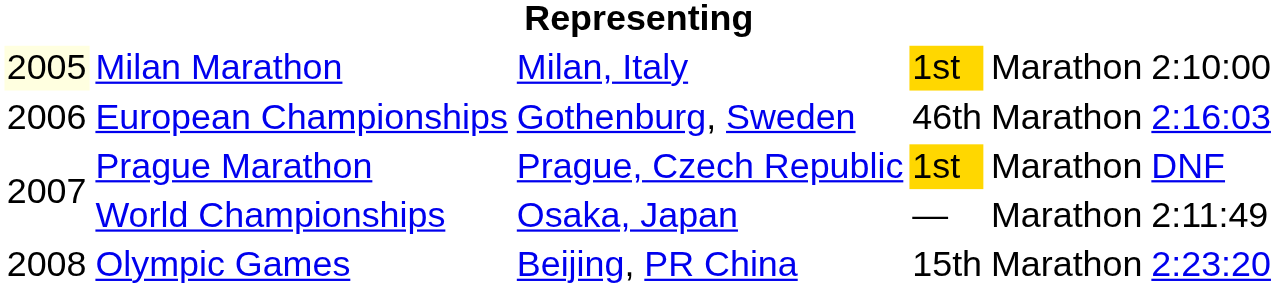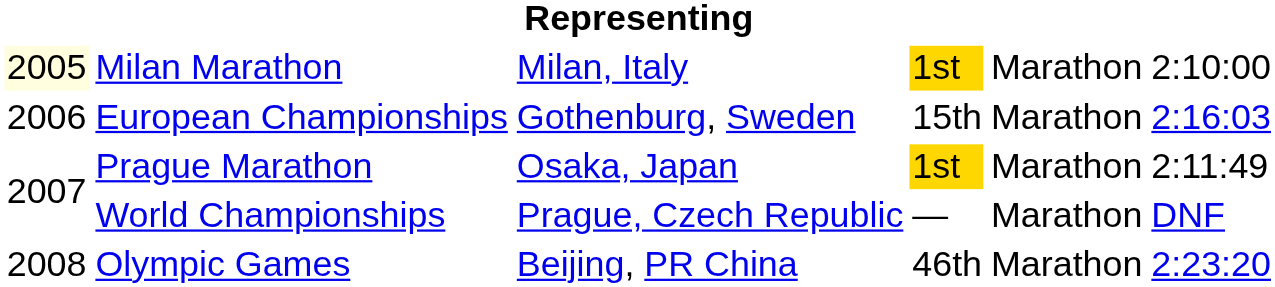(947, 116) 46th -> (947, 116) 15th
(710, 166) Prague, Czech Republic -> (627, 166) Osaka, Japan
(1188, 166) DNF -> (1210, 166) 2:11:49
(627, 215) Osaka, Japan -> (710, 215) Prague, Czech Republic
(1210, 215) 2:11:49 -> (1188, 215) DNF
(947, 264) 15th -> (947, 264) 46th
